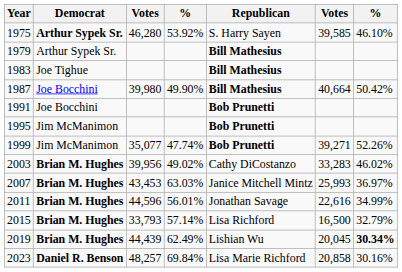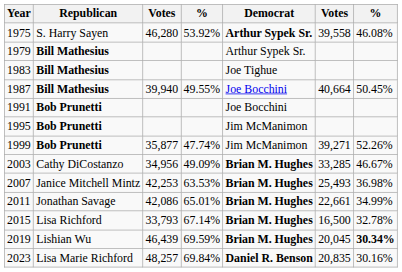columns swapped: (80, 13) <-> (261, 13)
(334, 32) 39,585 -> (334, 32) 39,558
(374, 32) 46.10% -> (374, 32) 46.08%
(145, 88) 39,980 -> (162, 88) 39,940
(185, 88) 49.90% -> (202, 88) 49.55%
(374, 88) 50.42% -> (374, 88) 50.45%
(145, 145) 35,077 -> (162, 145) 35,877
(145, 164) 39,956 -> (162, 164) 34,956
(185, 164) 49.02% -> (202, 164) 49.09%
(334, 164) 33,283 -> (334, 164) 33,285
(374, 164) 46.02% -> (374, 164) 46.67%
(145, 182) 43,453 -> (162, 182) 42,253
(185, 182) 63.03% -> (202, 182) 63.53%
(334, 182) 25,993 -> (334, 182) 25,493
(374, 182) 36.97% -> (374, 182) 36.98%
(145, 201) 44,596 -> (162, 201) 42,086
(185, 201) 56.01% -> (202, 201) 65.01%
(334, 201) 22,616 -> (334, 201) 22,661
(185, 220) 57.14% -> (202, 220) 67.14%
(374, 220) 32.79% -> (374, 220) 32.78%
(145, 239) 44,439 -> (162, 239) 46,439
(185, 239) 62.49% -> (202, 239) 69.59%
(334, 257) 20,858 -> (334, 257) 20,835
